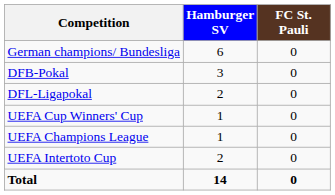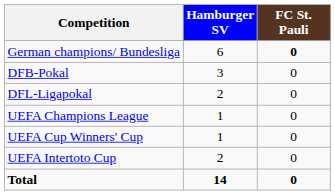(294, 51) normal -> (294, 51) bold
rows swapped: (78, 136) <-> (75, 115)
